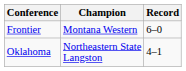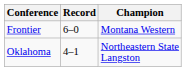columns swapped: (102, 12) <-> (163, 12)
